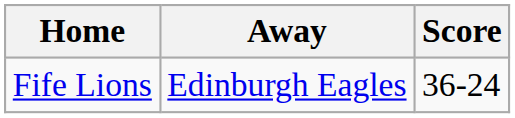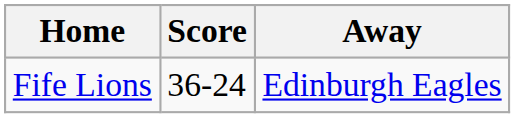columns swapped: (462, 31) <-> (287, 31)
